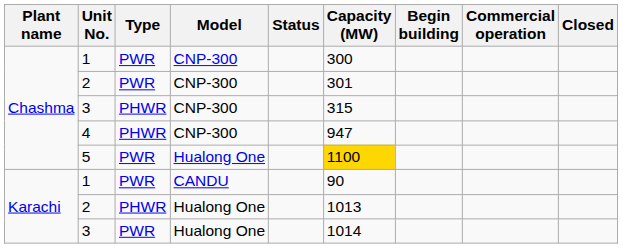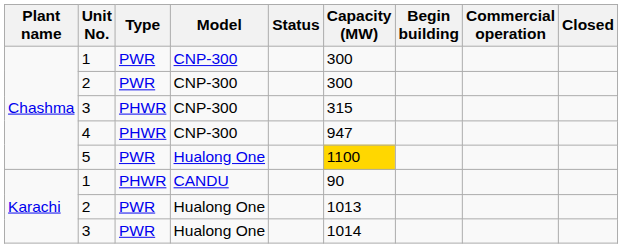(340, 83) 301 -> (340, 83) 300
(137, 181) PWR -> (143, 181) PHWR
(143, 206) PHWR -> (137, 206) PWR
